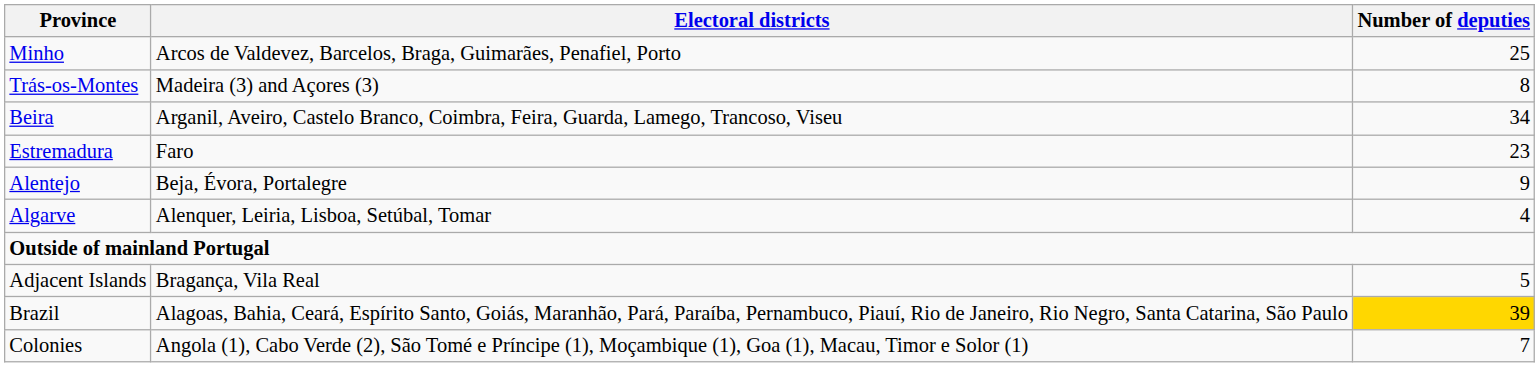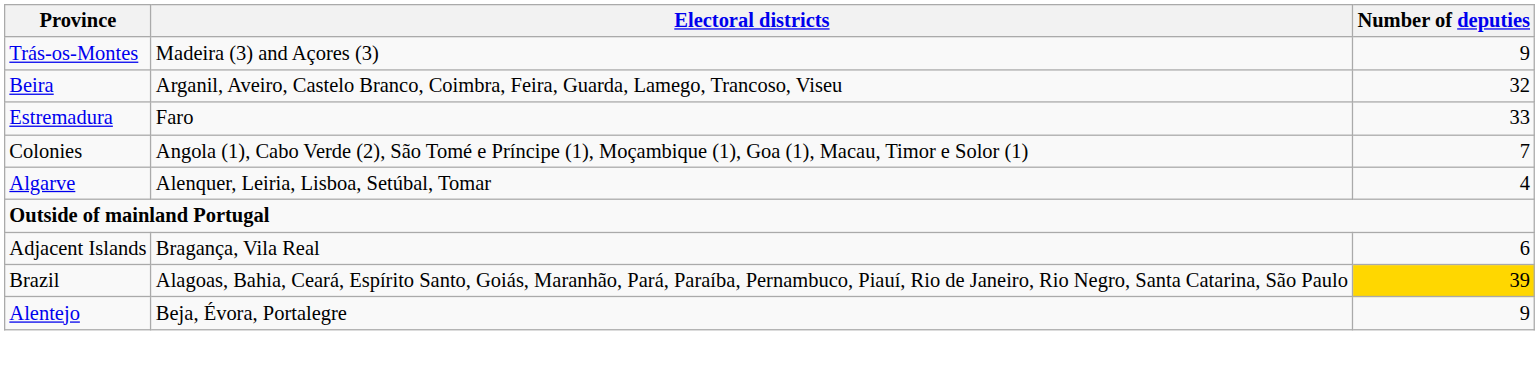- row: (37, 53)
(1525, 85) 8 -> (1525, 53) 9
(1520, 118) 34 -> (1520, 85) 32
(1520, 150) 23 -> (1520, 118) 33
rows swapped: (45, 183) <-> (46, 345)
(1525, 280) 5 -> (1525, 248) 6
